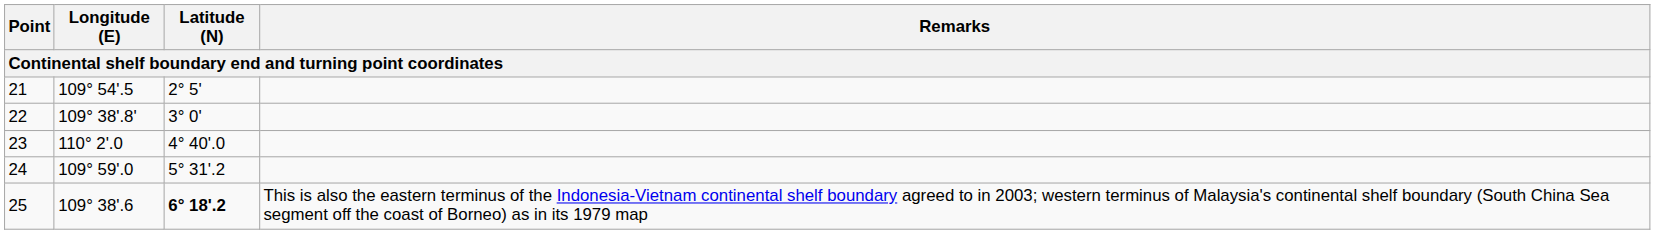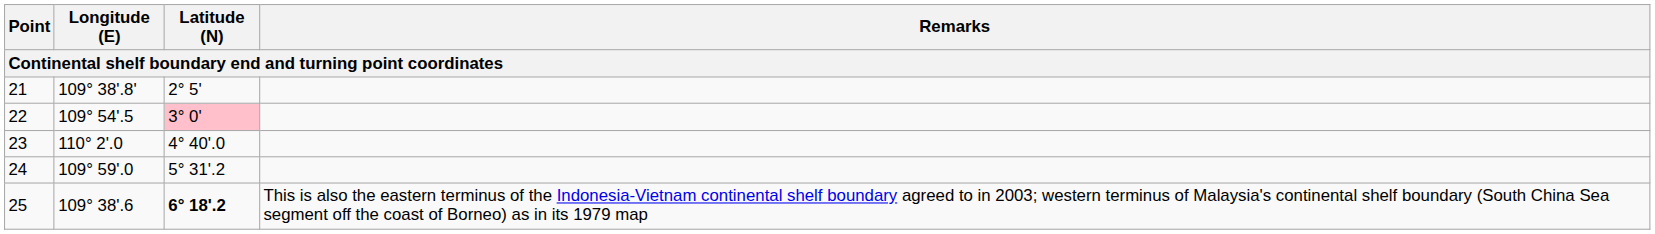(96, 90) 109° 54'.5 -> (97, 90) 109° 38'.8'
(97, 116) 109° 38'.8' -> (96, 116) 109° 54'.5
(185, 116) no background -> (185, 116) pink background
